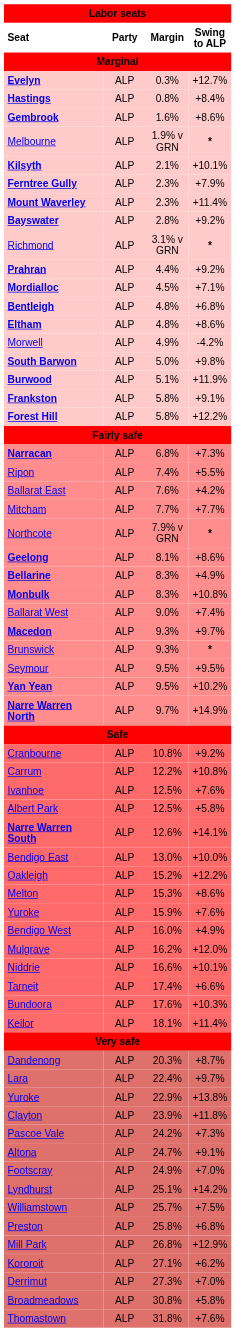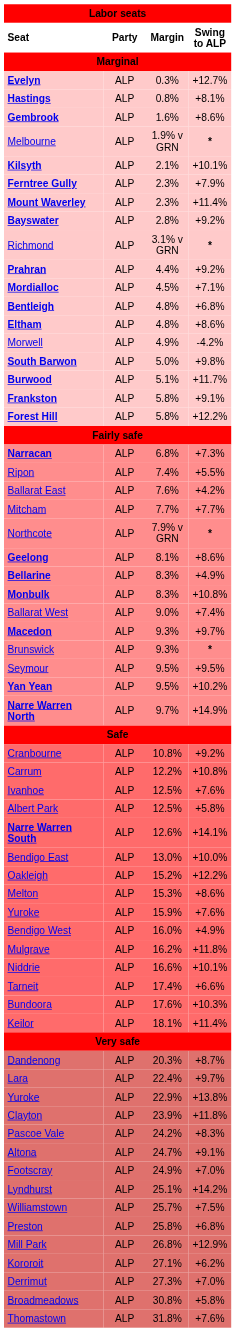(210, 99) +8.4% -> (210, 99) +8.1%
(210, 380) +11.9% -> (210, 380) +11.7%
(210, 949) +12.0% -> (210, 949) +11.8%
(210, 1134) +7.3% -> (210, 1134) +8.3%
